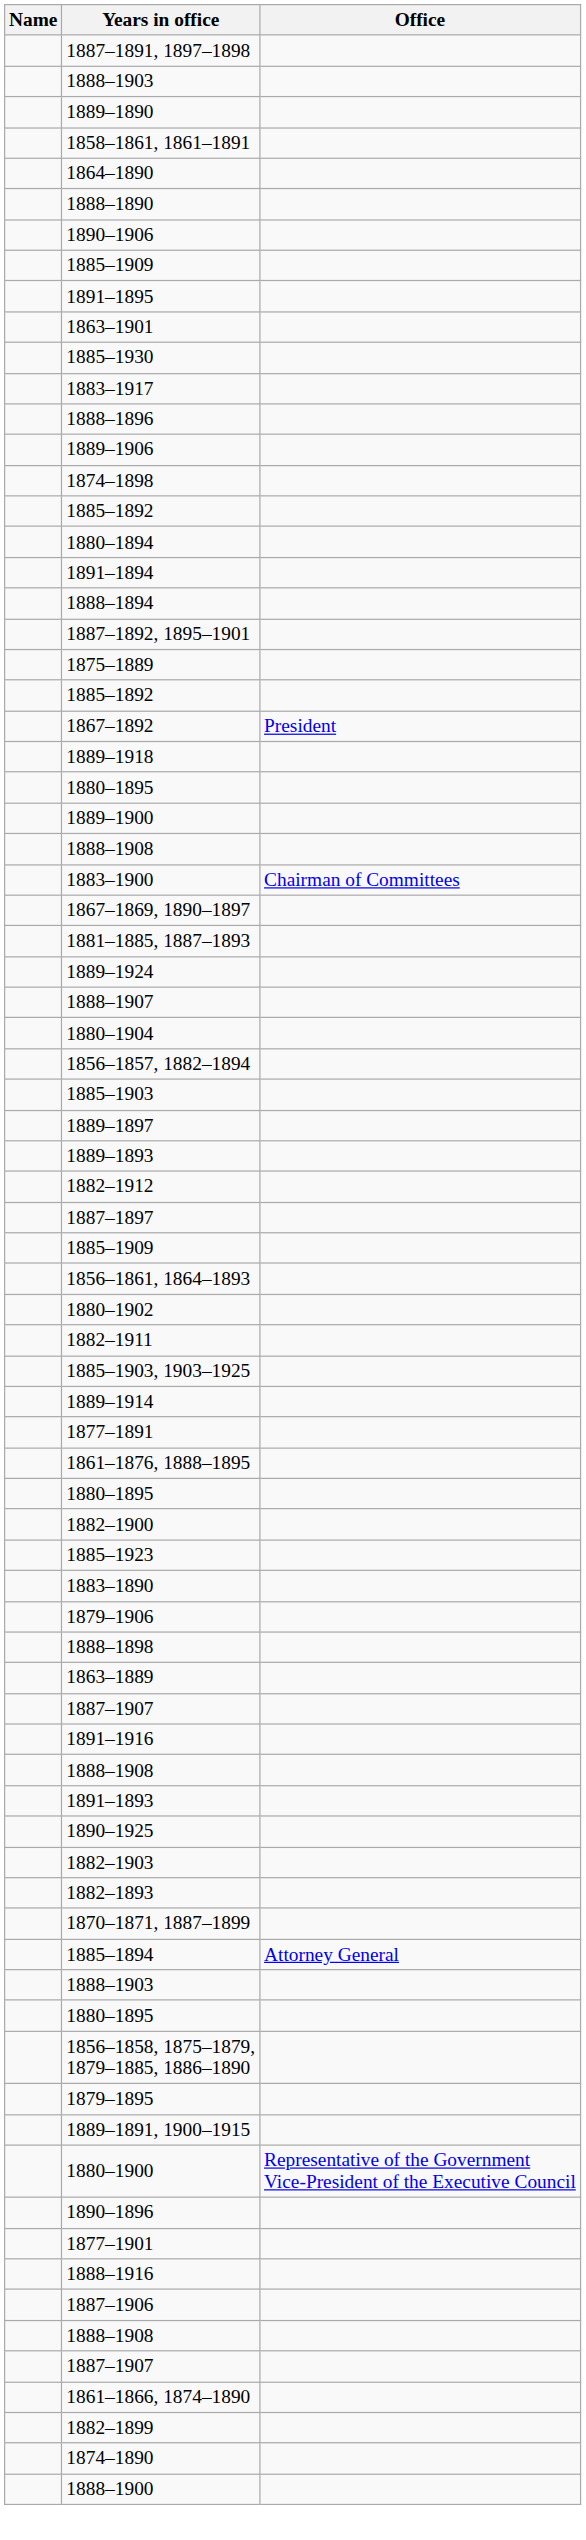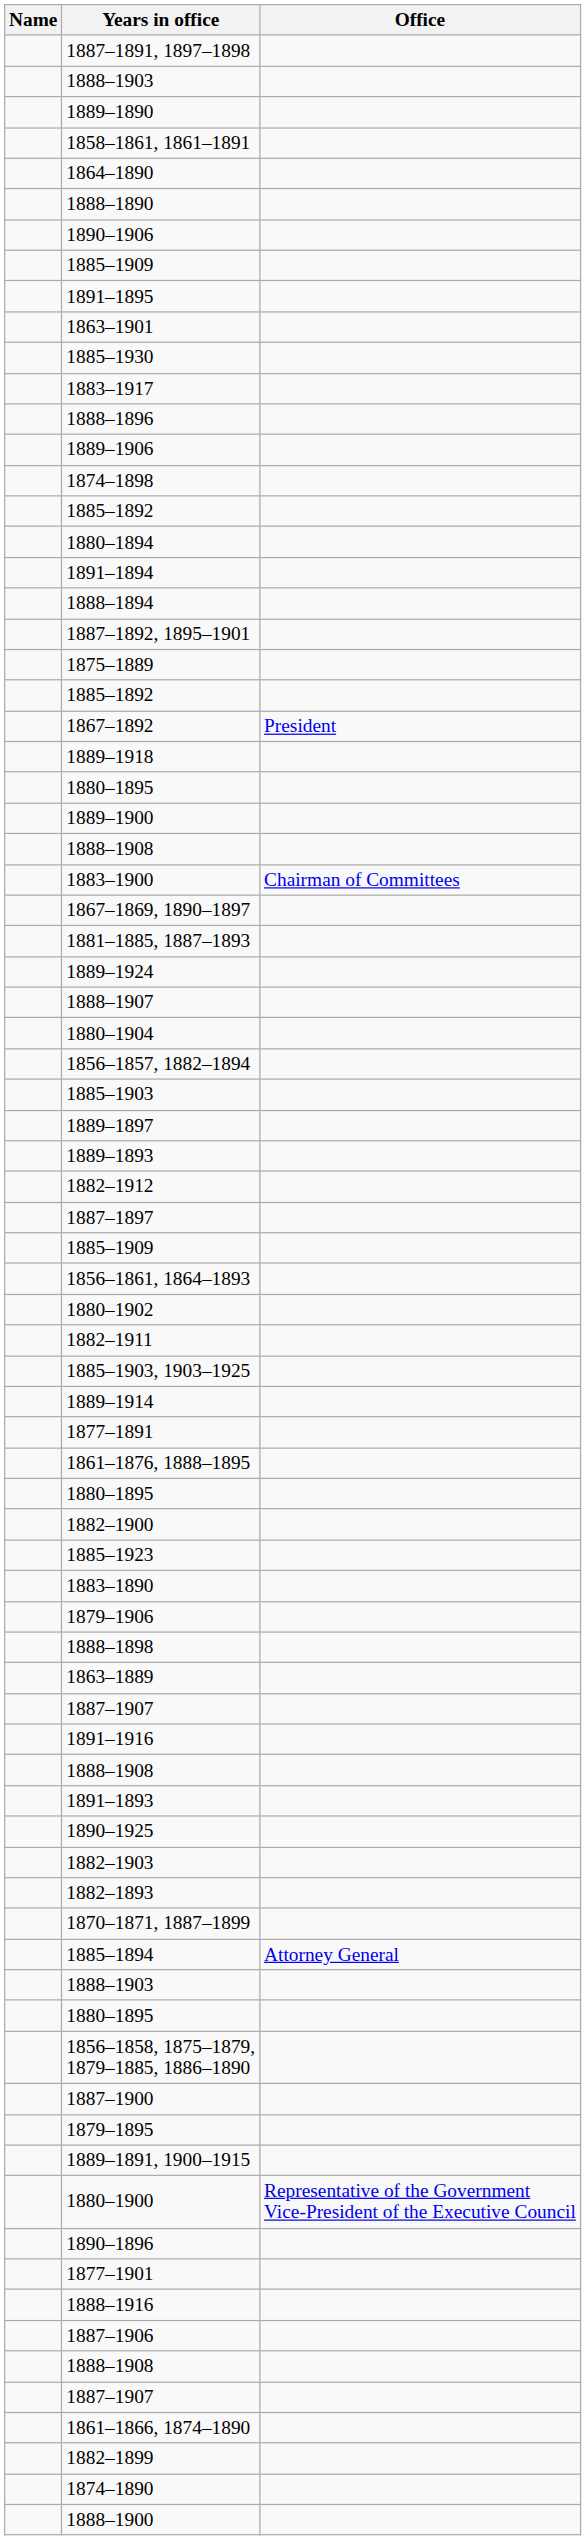+ row: (110, 2098)
